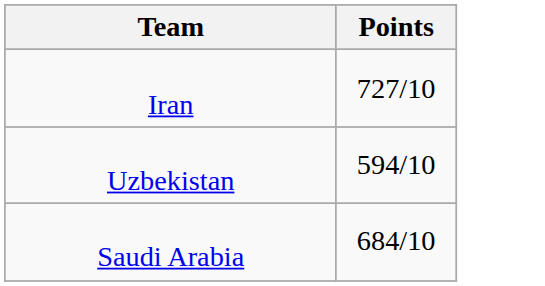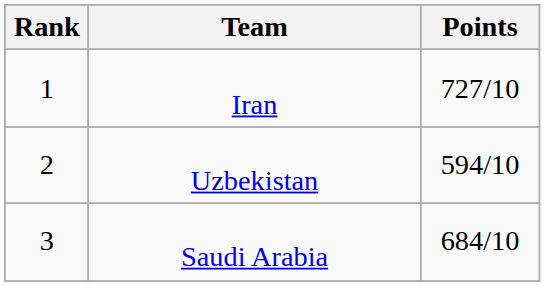+ column: (47, 26)
